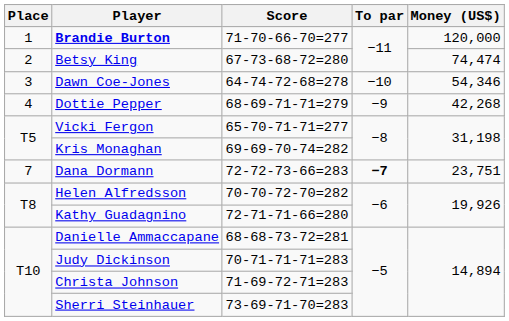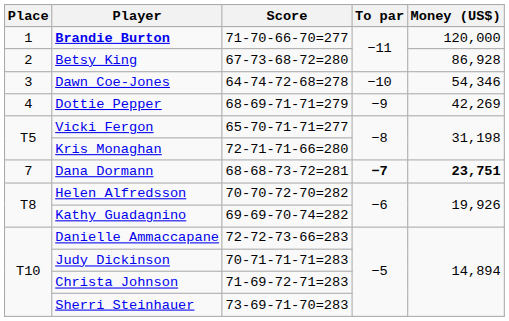(476, 60) 74,474 -> (476, 60) 86,928
(476, 105) 42,268 -> (476, 105) 42,269
(287, 149) 69-69-70-74=282 -> (287, 149) 72-71-71-66=280
(287, 171) 72-72-73-66=283 -> (287, 171) 68-68-73-72=281
(476, 171) normal -> (476, 171) bold
(287, 216) 72-71-71-66=280 -> (287, 216) 69-69-70-74=282
(287, 238) 68-68-73-72=281 -> (287, 238) 72-72-73-66=283
